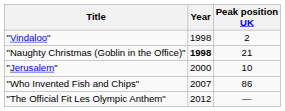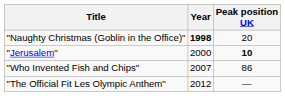- row: (29, 38)
(247, 53) 21 -> (247, 38) 20
(247, 68) normal -> (247, 53) bold
